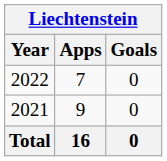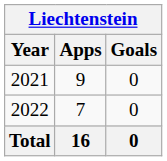rows swapped: (30, 110) <-> (30, 79)
